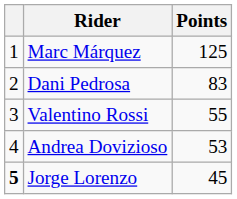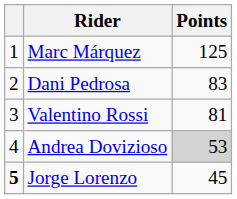(218, 115) 55 -> (218, 115) 81
(218, 146) no background -> (218, 146) lightgrey background
